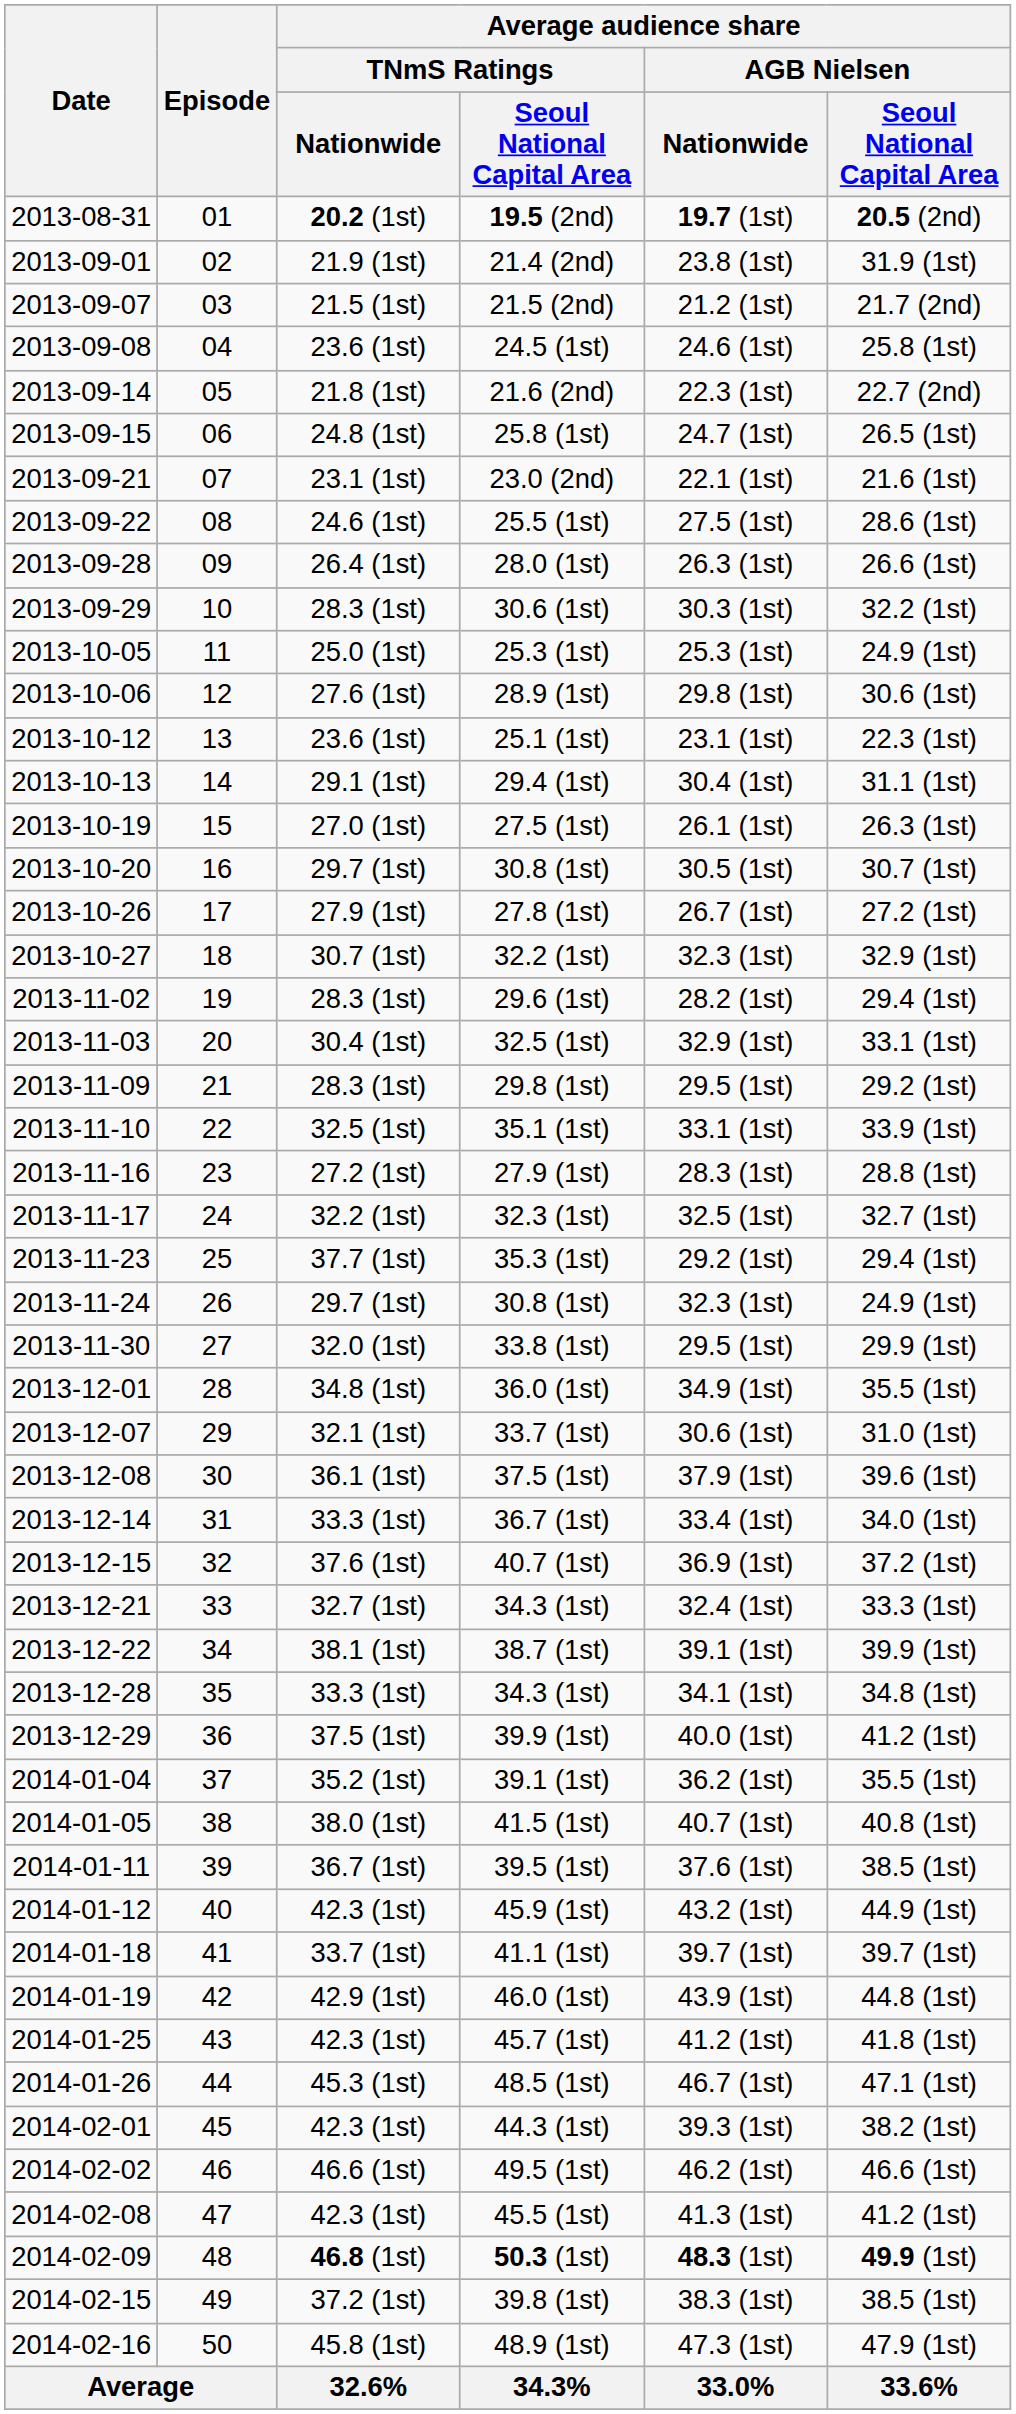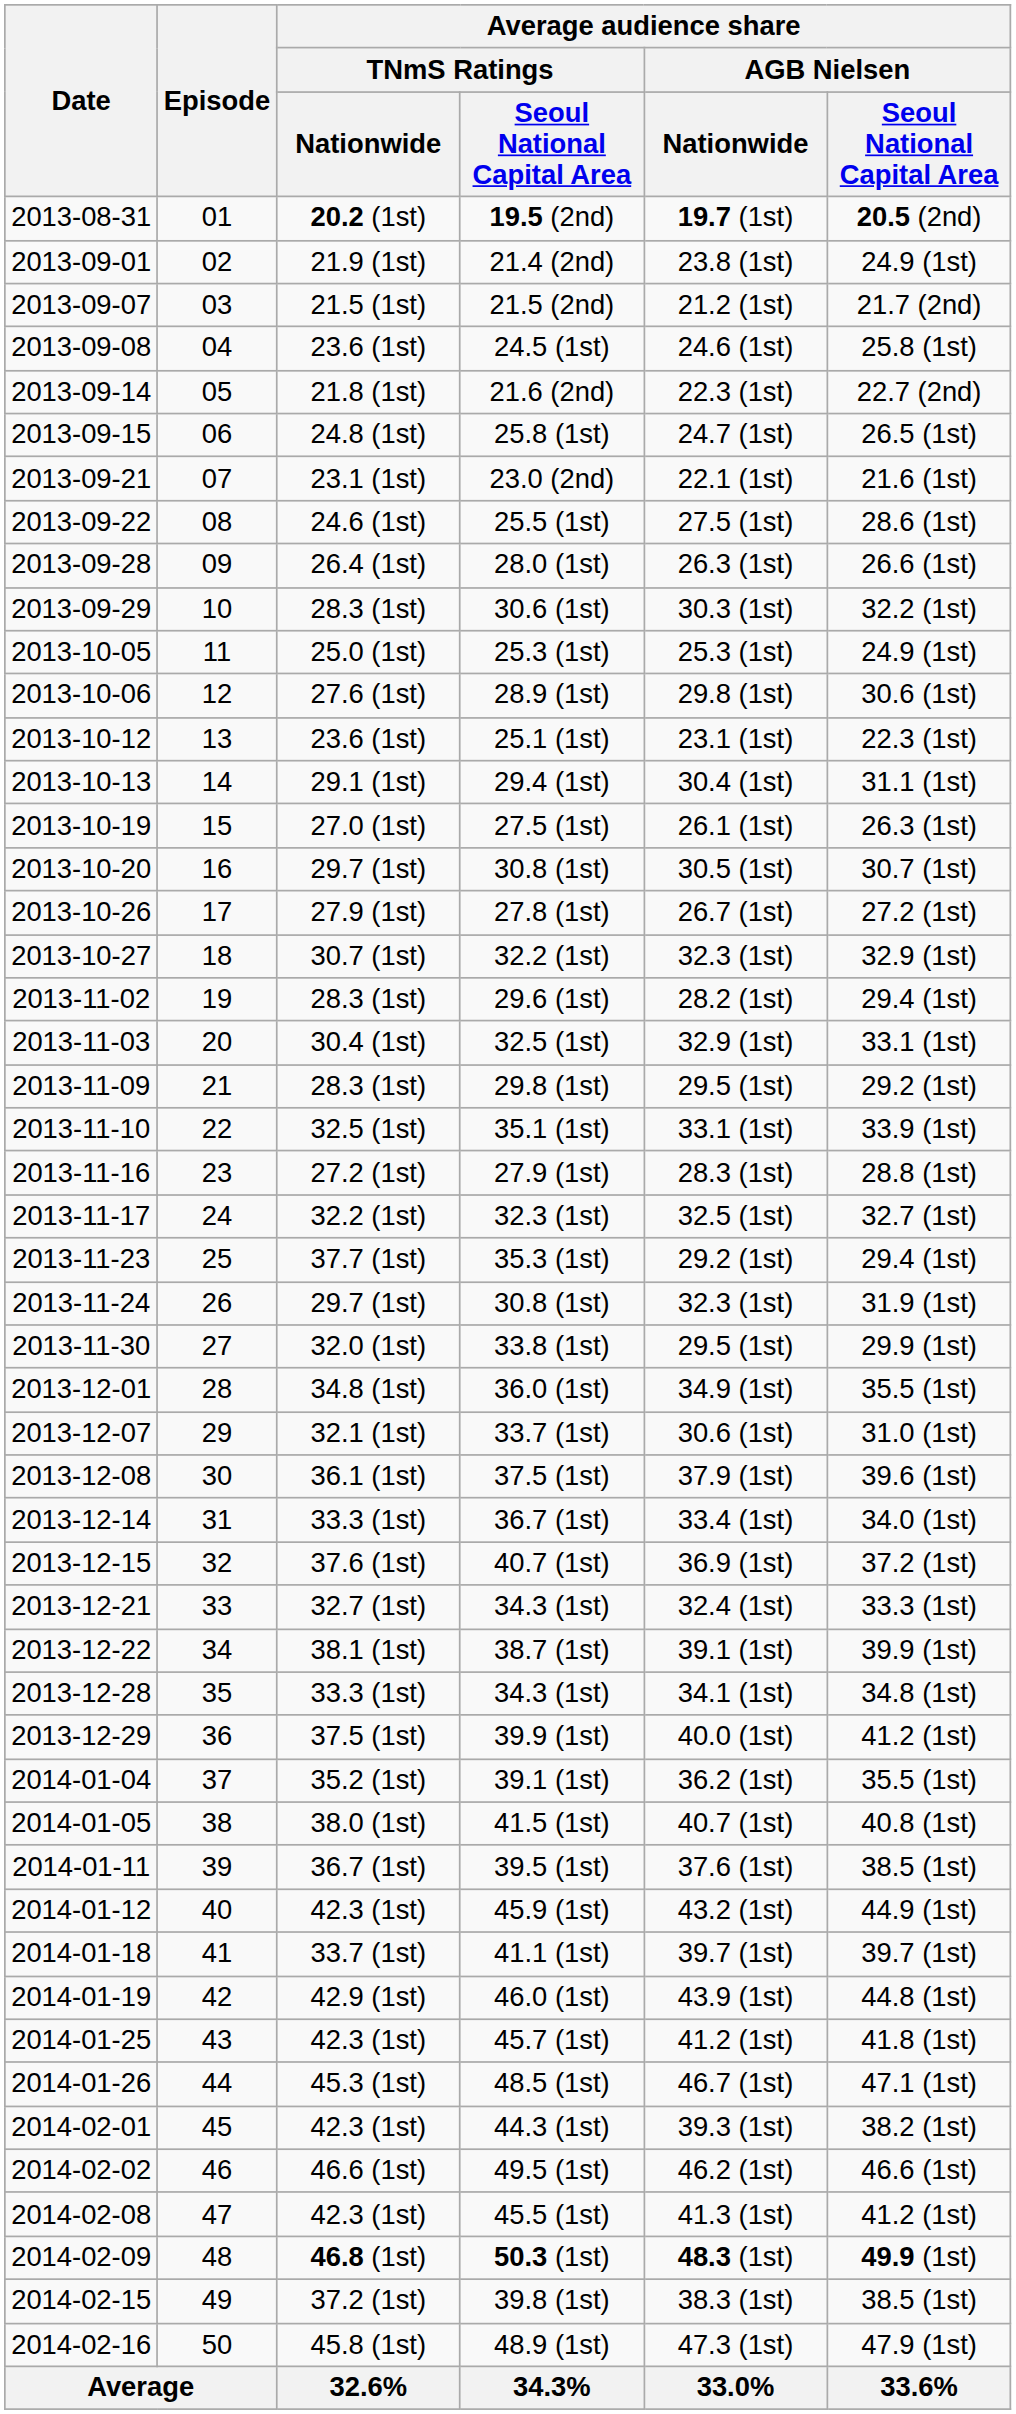(919, 261) 31.9 (1st) -> (919, 261) 24.9 (1st)
(919, 1302) 24.9 (1st) -> (919, 1302) 31.9 (1st)
